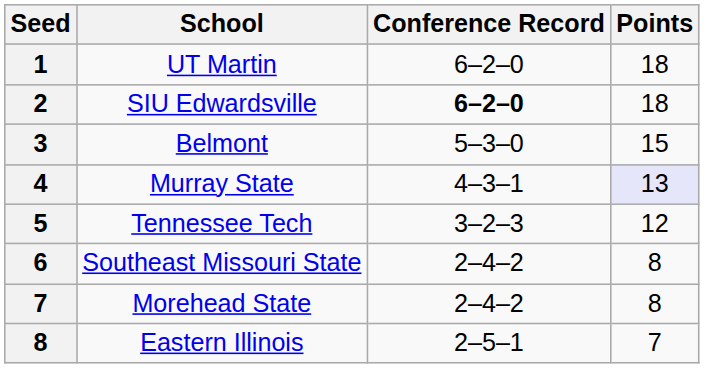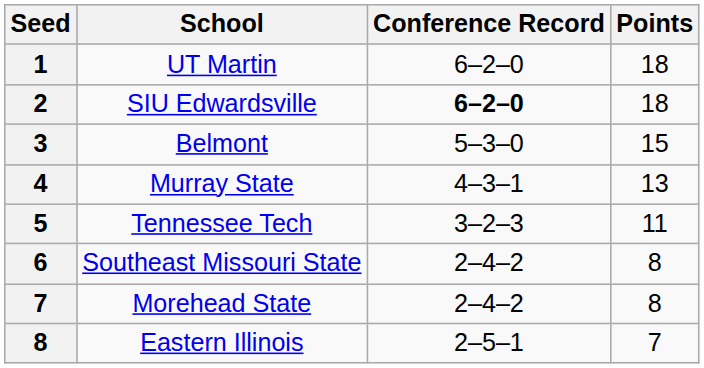(655, 183) lavender background -> (655, 183) no background
(655, 223) 12 -> (655, 223) 11
